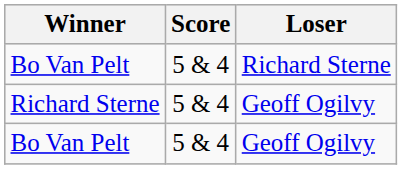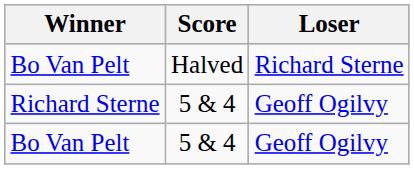(201, 63) 5 & 4 -> (207, 63) Halved
